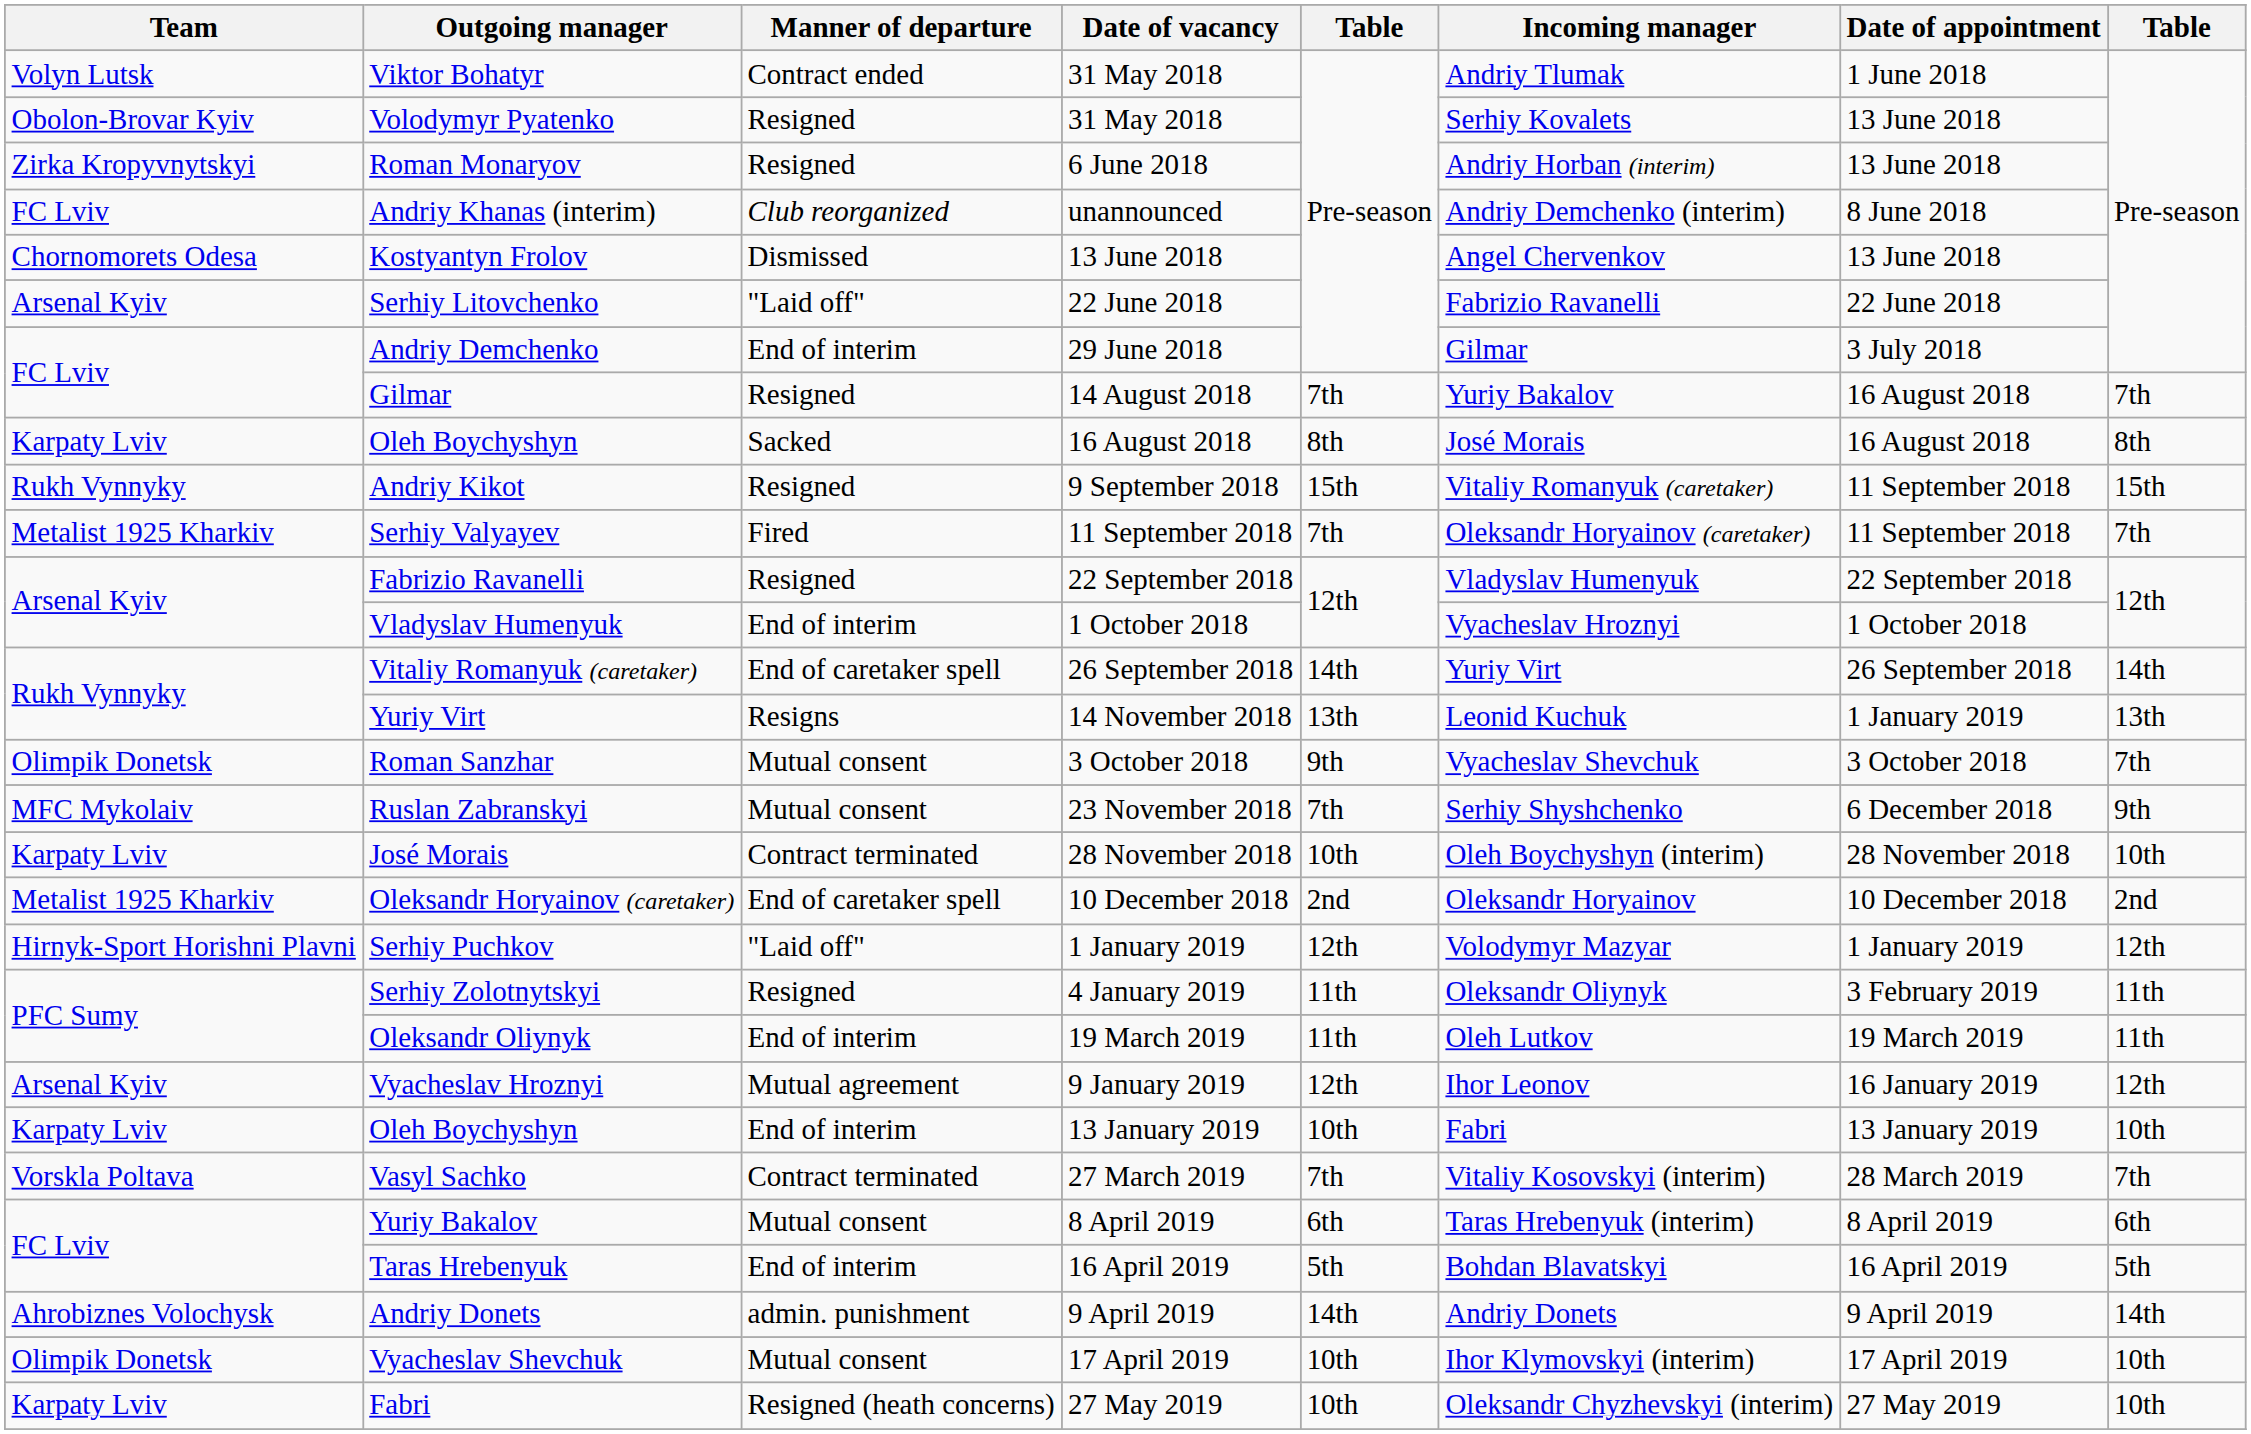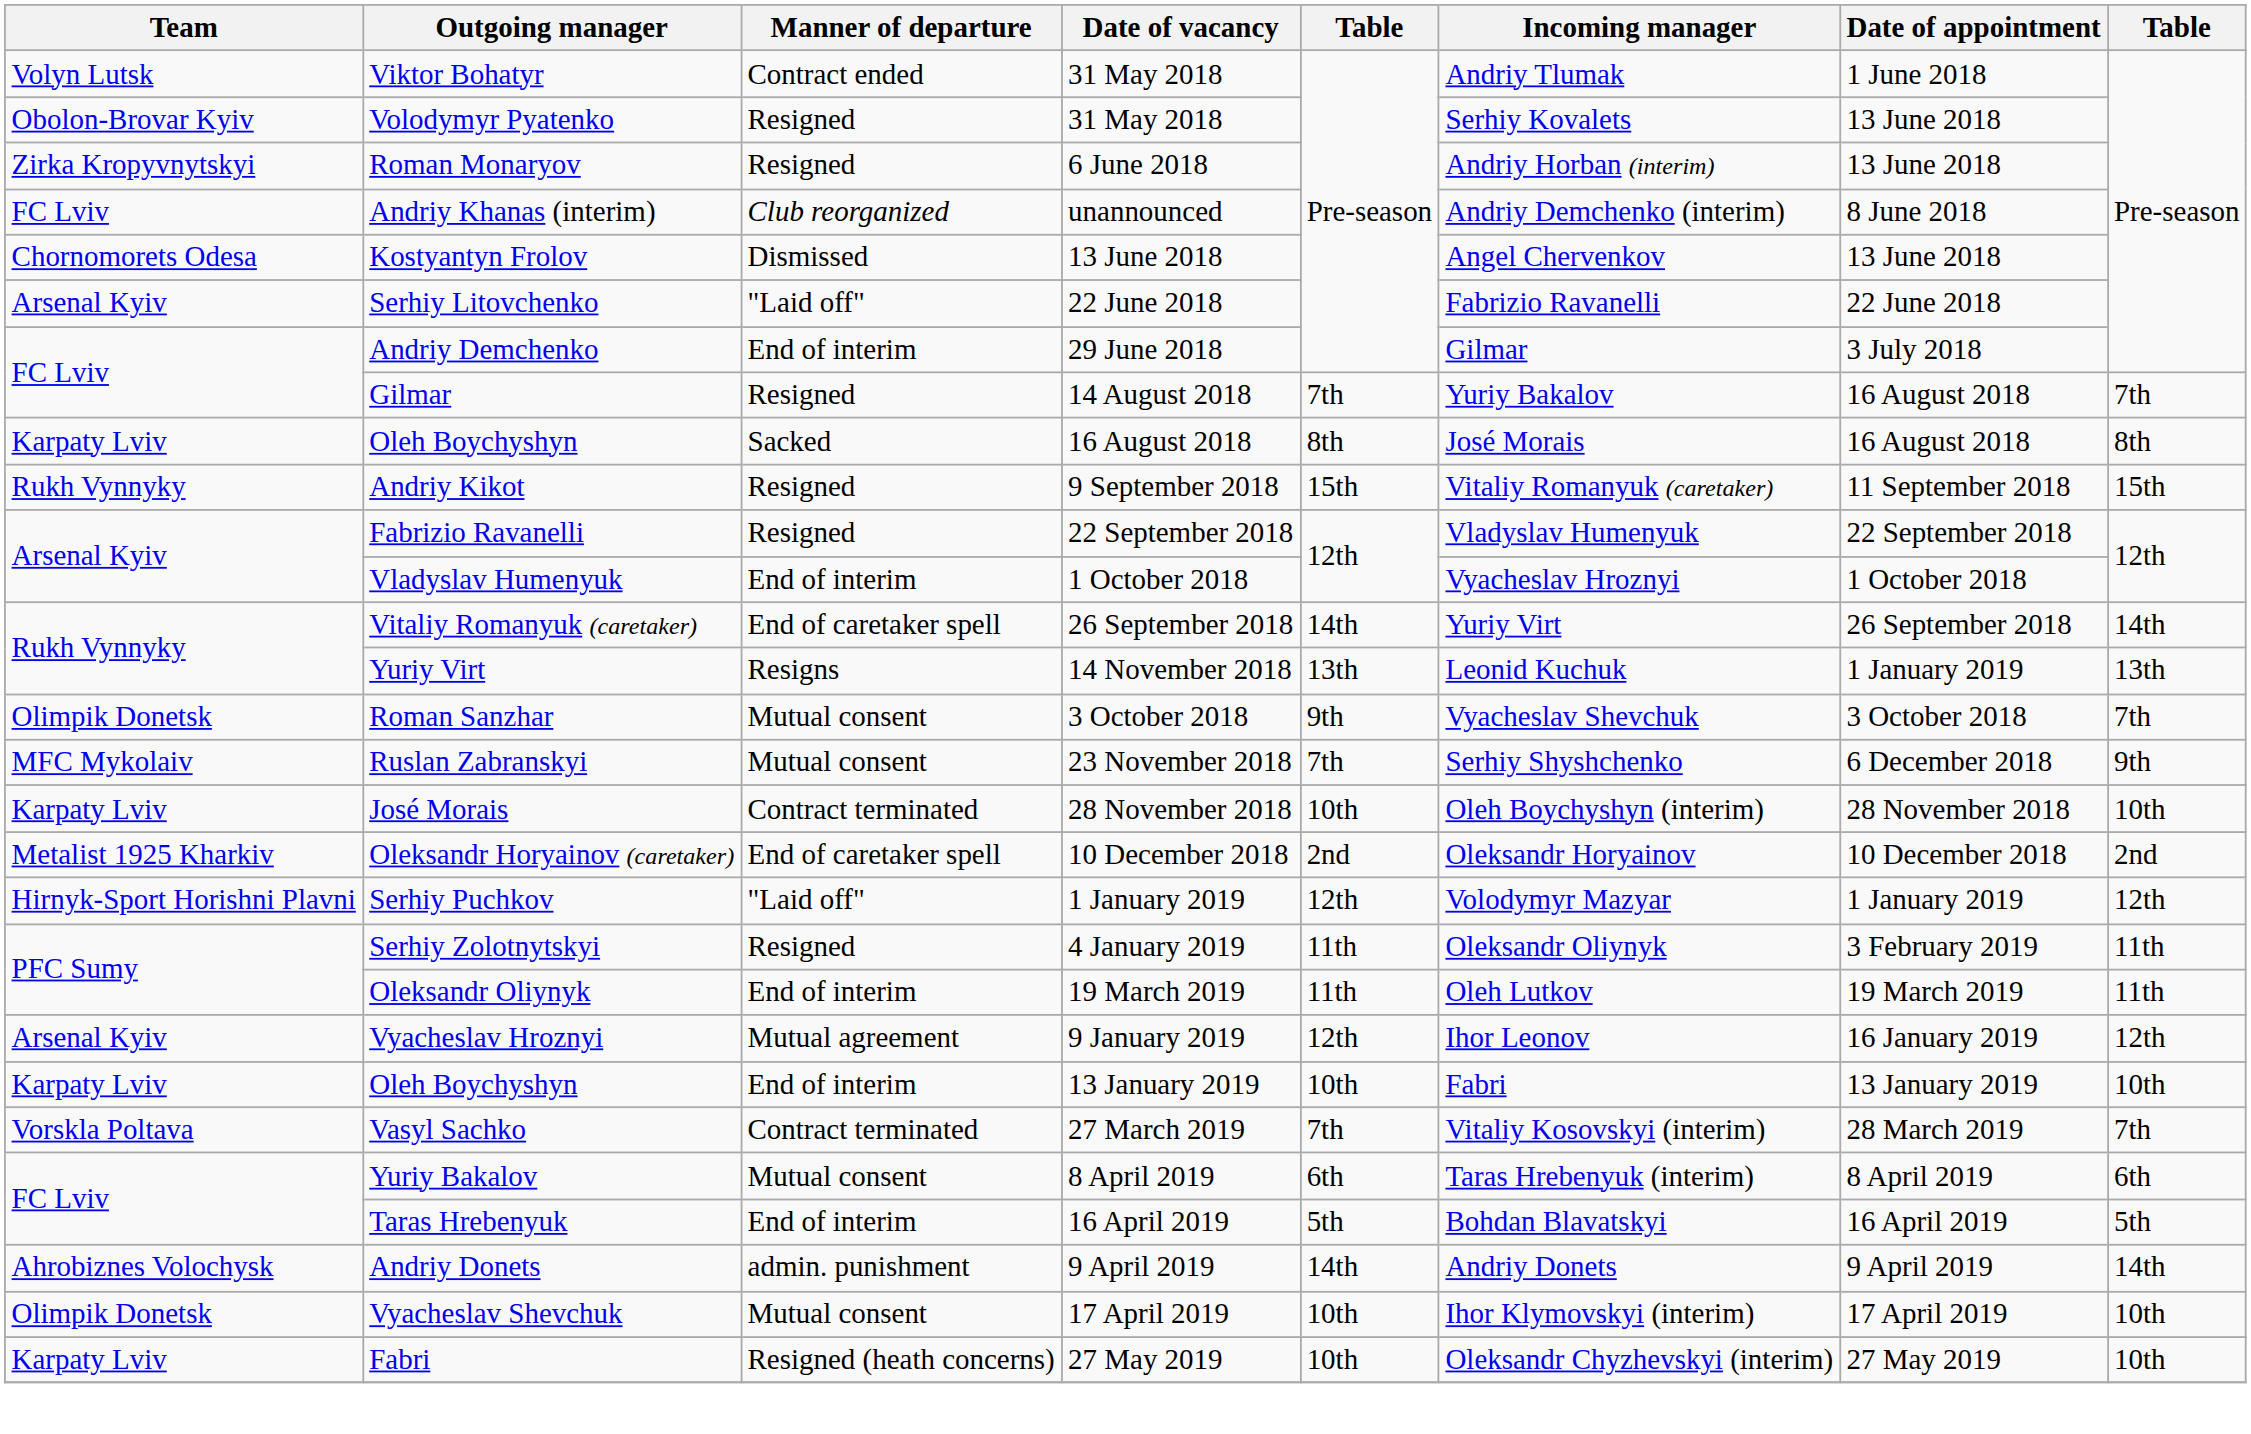- row: (464, 532)
